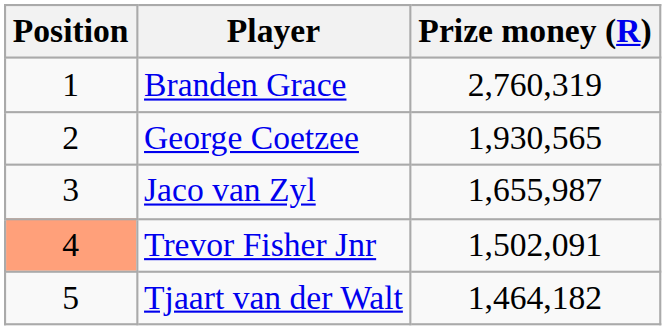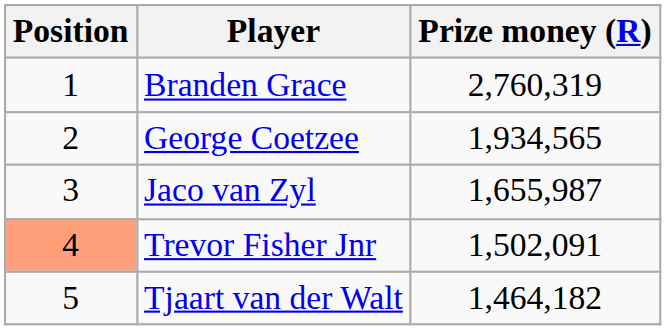(535, 137) 1,930,565 -> (535, 137) 1,934,565
